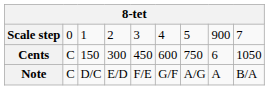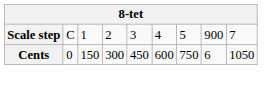(69, 34) 0 -> (70, 34) C
(70, 54) C -> (69, 54) 0
- row: (34, 74)
